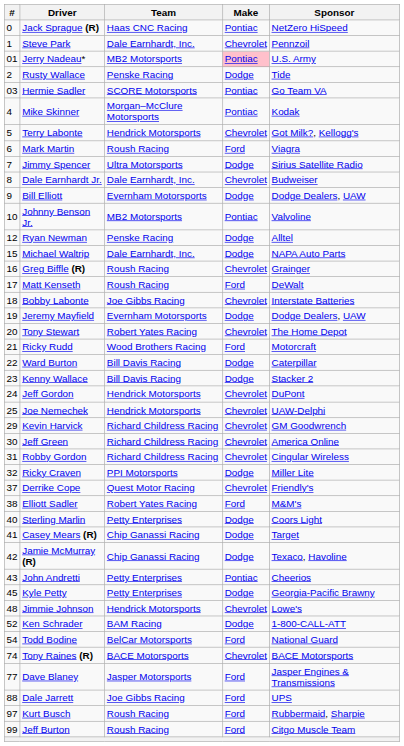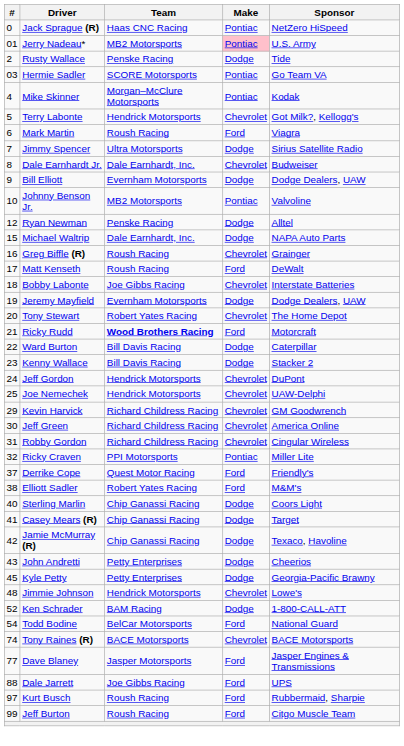- row: (46, 44)
(156, 347) normal -> (160, 332) bold
(239, 472) Dodge -> (241, 457) Pontiac
(246, 488) Chevrolet -> (235, 472) Ford
(144, 519) Petty Enterprises -> (153, 504) Chip Ganassi Racing
(241, 577) Pontiac -> (239, 562) Dodge
